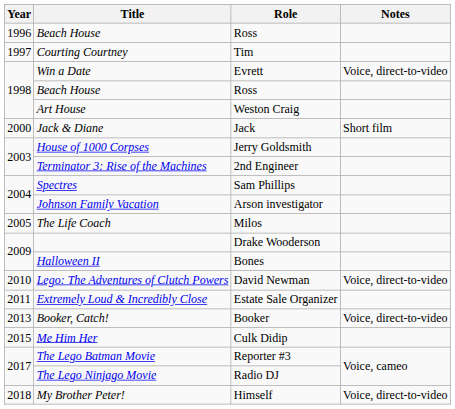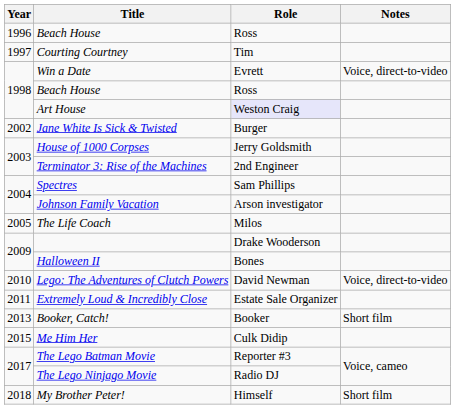(267, 109) no background -> (267, 109) lavender background
- row: (19, 128)
+ row: (19, 128)
(395, 318) Voice, direct-to-video -> (368, 318) Short film
(395, 394) Voice, direct-to-video -> (368, 394) Short film
